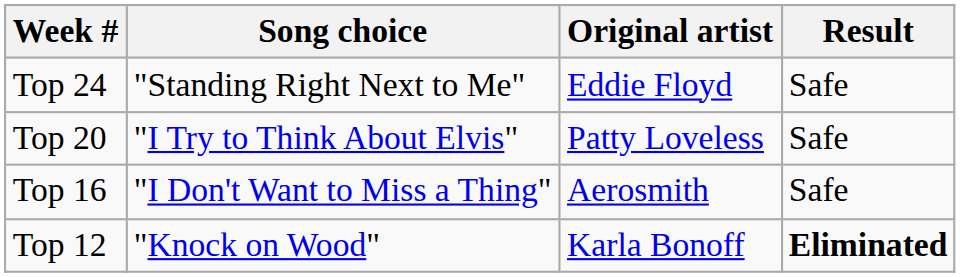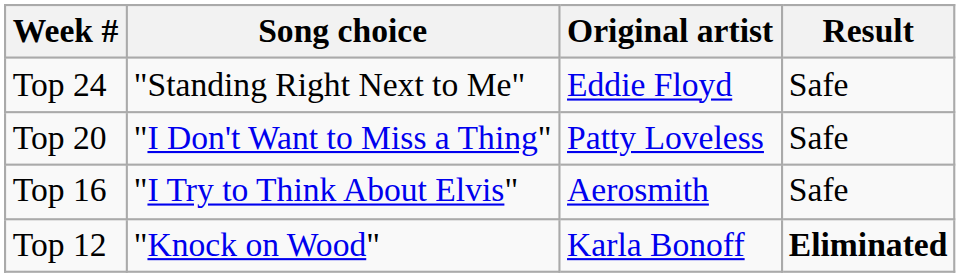(326, 137) "I Try to Think About Elvis" -> (343, 137) "I Don't Want to Miss a Thing"
(343, 191) "I Don't Want to Miss a Thing" -> (326, 191) "I Try to Think About Elvis"
